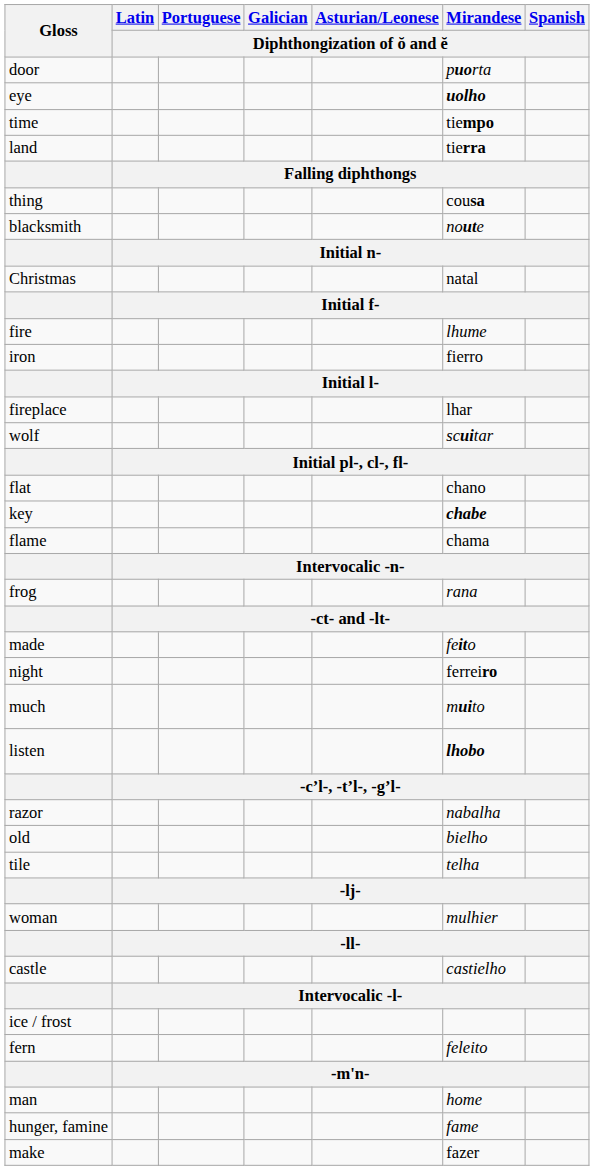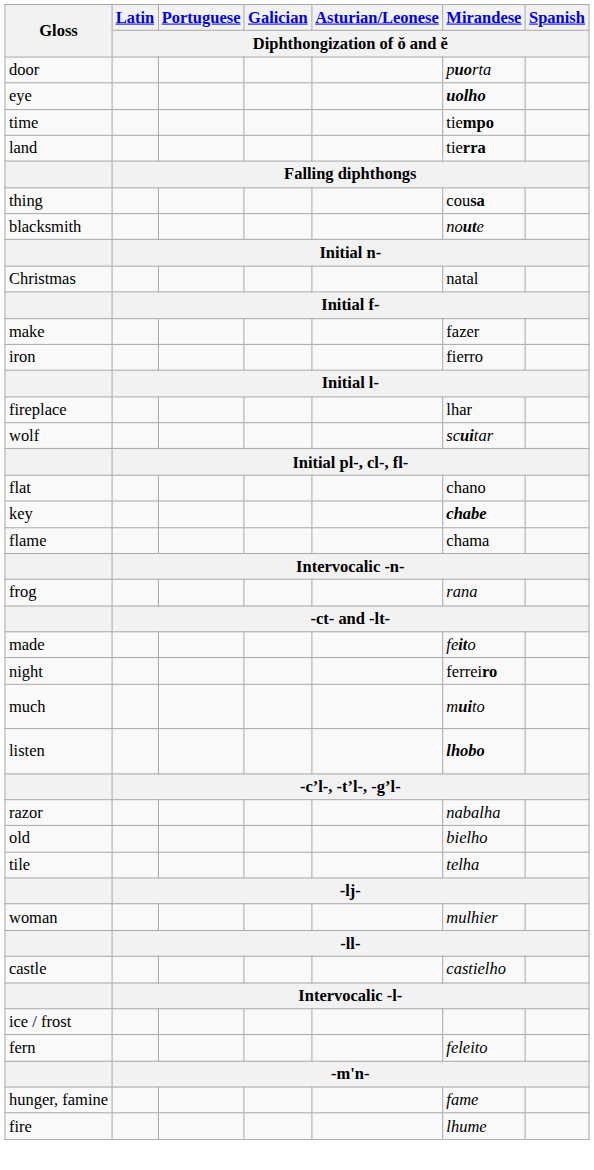rows swapped: (27, 1152) <-> (20, 331)
- row: (23, 1100)
